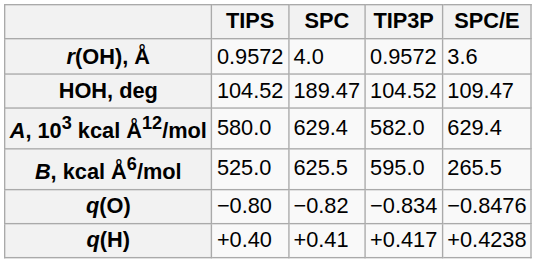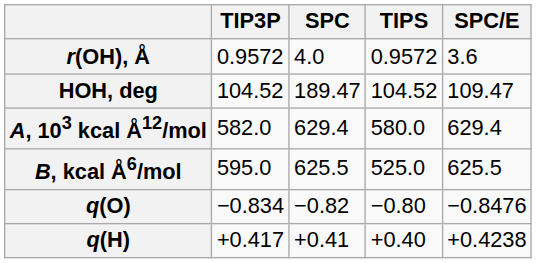columns swapped: (250, 21) <-> (404, 21)
(475, 168) 265.5 -> (475, 168) 625.5
